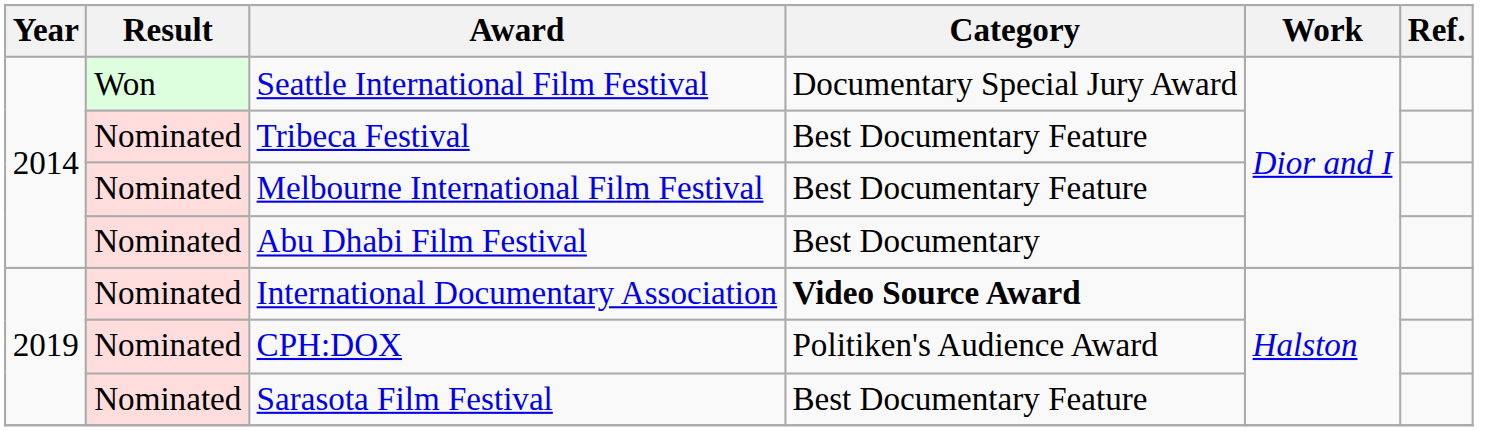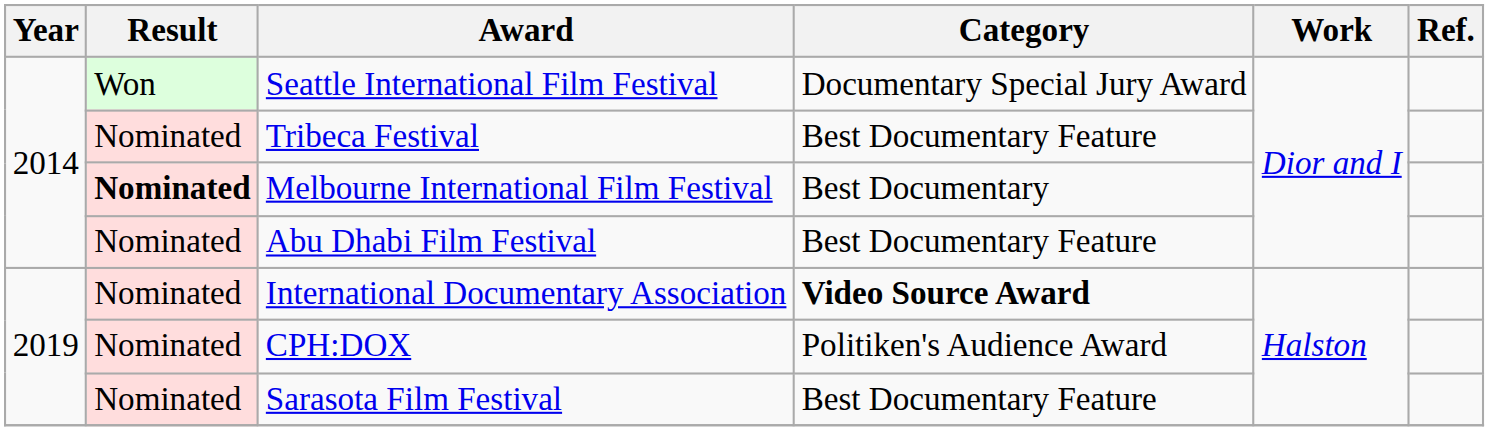(168, 188) normal -> (172, 188) bold
(970, 188) Best Documentary Feature -> (925, 188) Best Documentary
(916, 240) Best Documentary -> (979, 240) Best Documentary Feature
